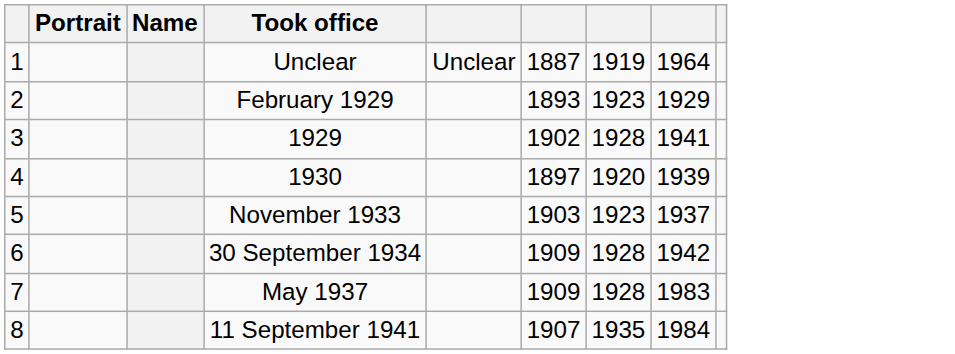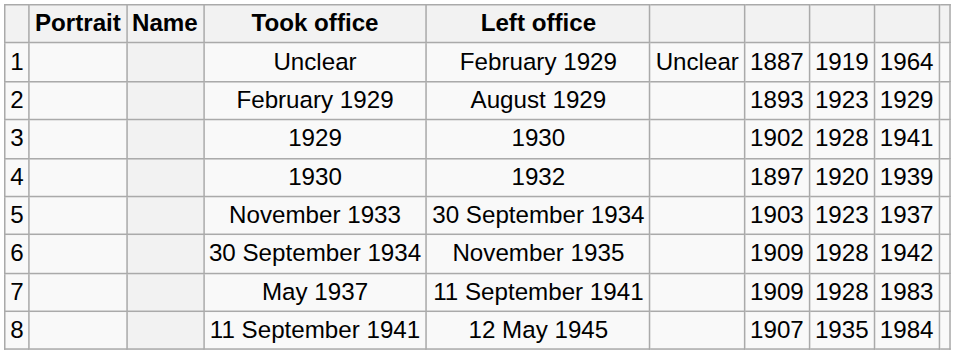+ column: (538, 23)
